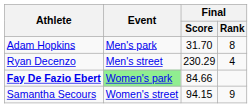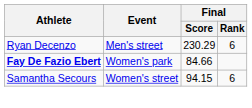- row: (41, 45)
(232, 62) 4 -> (232, 45) 6
(139, 79) lightgreen background -> (139, 62) no background
(232, 95) 9 -> (232, 79) 6
